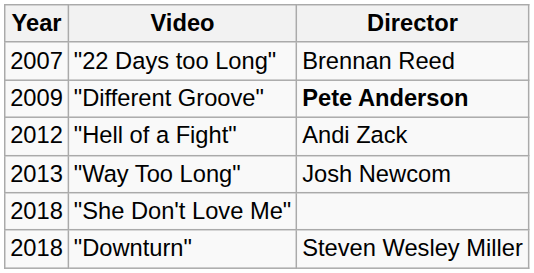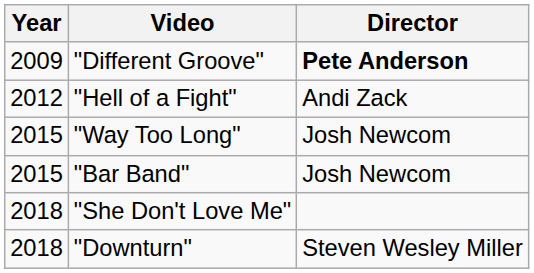- row: (175, 60)
(37, 173) 2013 -> (37, 135) 2015
+ row: (132, 173)
